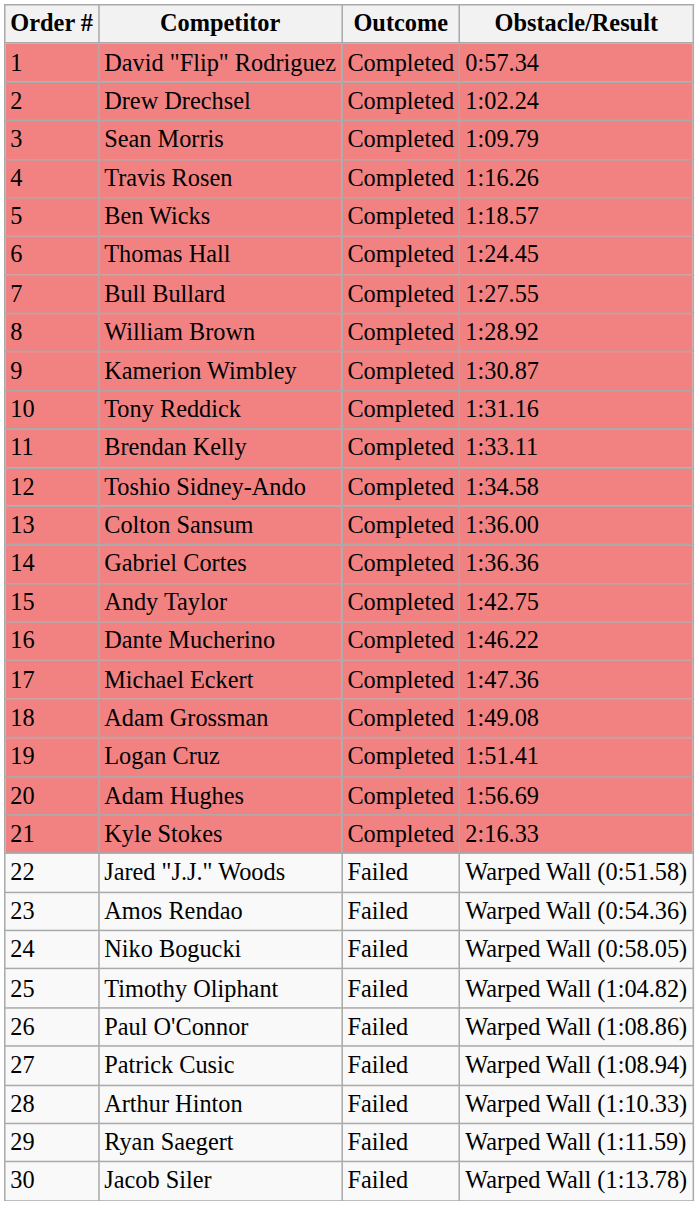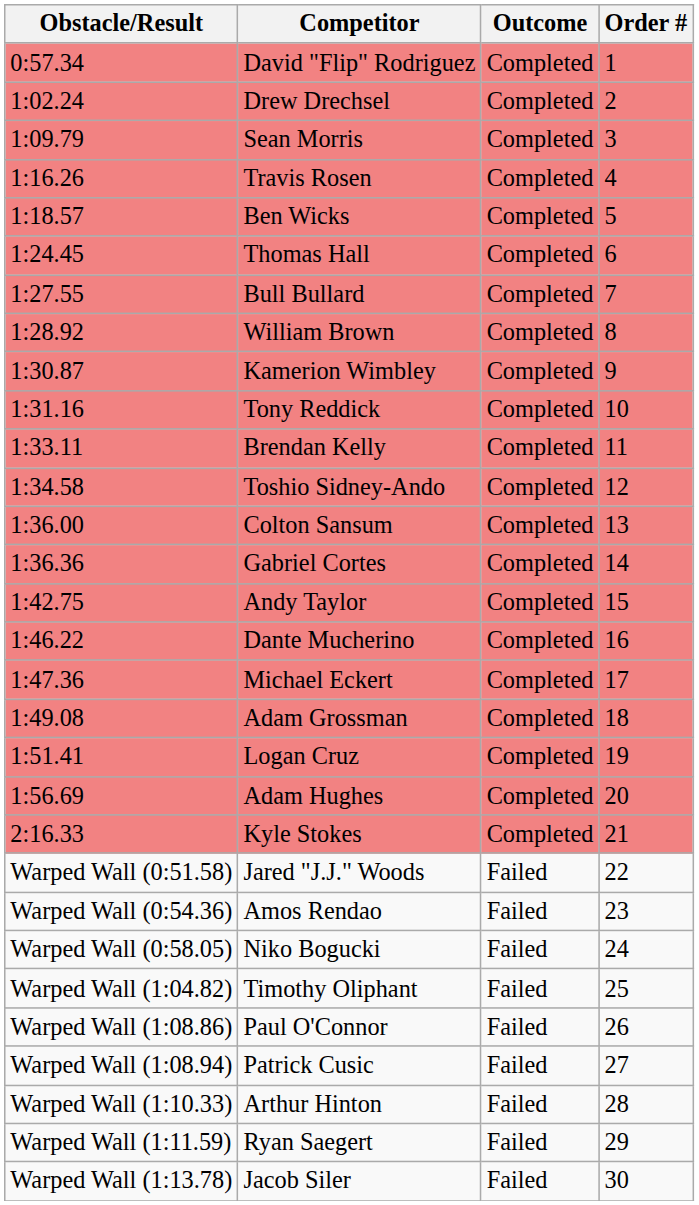columns swapped: (52, 23) <-> (576, 23)
